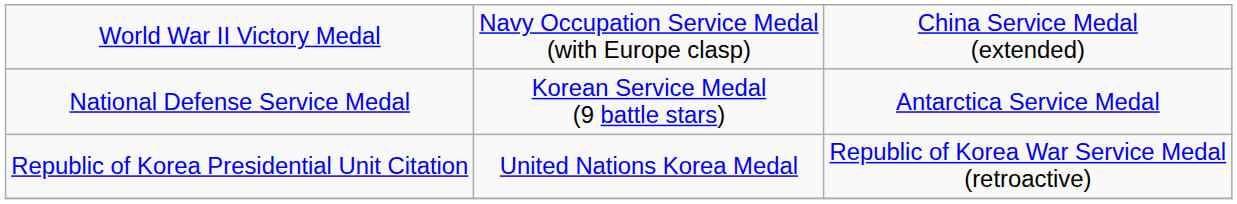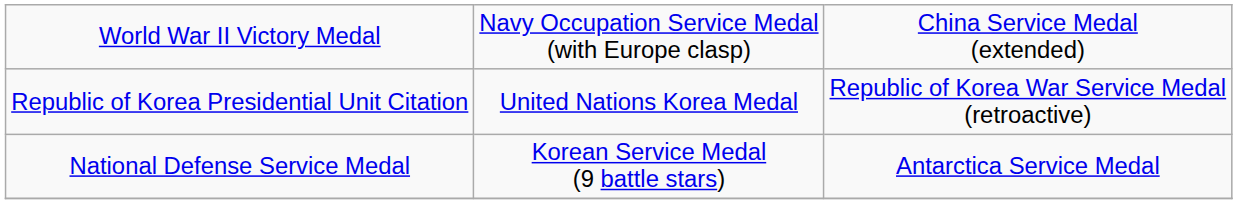rows swapped: (240, 101) <-> (240, 166)
